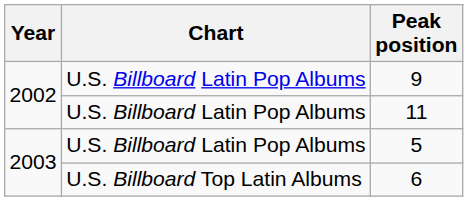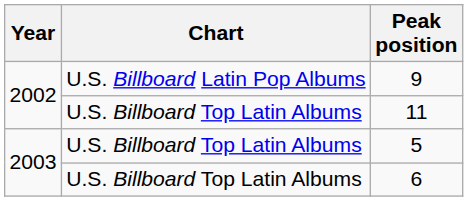(216, 111) U.S. Billboard Latin Pop Albums -> (214, 111) U.S. Billboard Top Latin Albums
(216, 145) U.S. Billboard Latin Pop Albums -> (214, 145) U.S. Billboard Top Latin Albums
